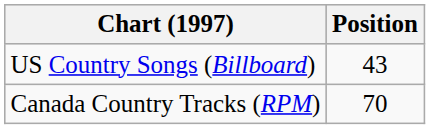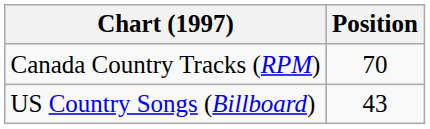rows swapped: (165, 103) <-> (163, 63)
